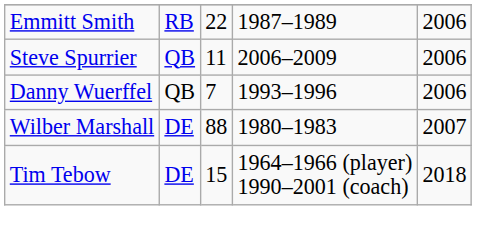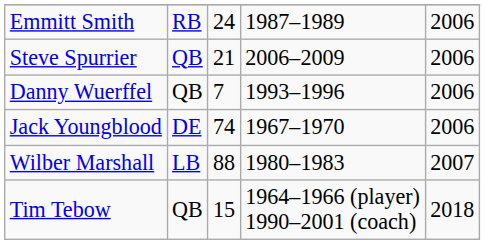(216, 22) 22 -> (224, 22) 24
(216, 57) 11 -> (224, 57) 21
+ row: (86, 127)
(179, 127) DE -> (186, 162) LB
(179, 174) DE -> (187, 209) QB
